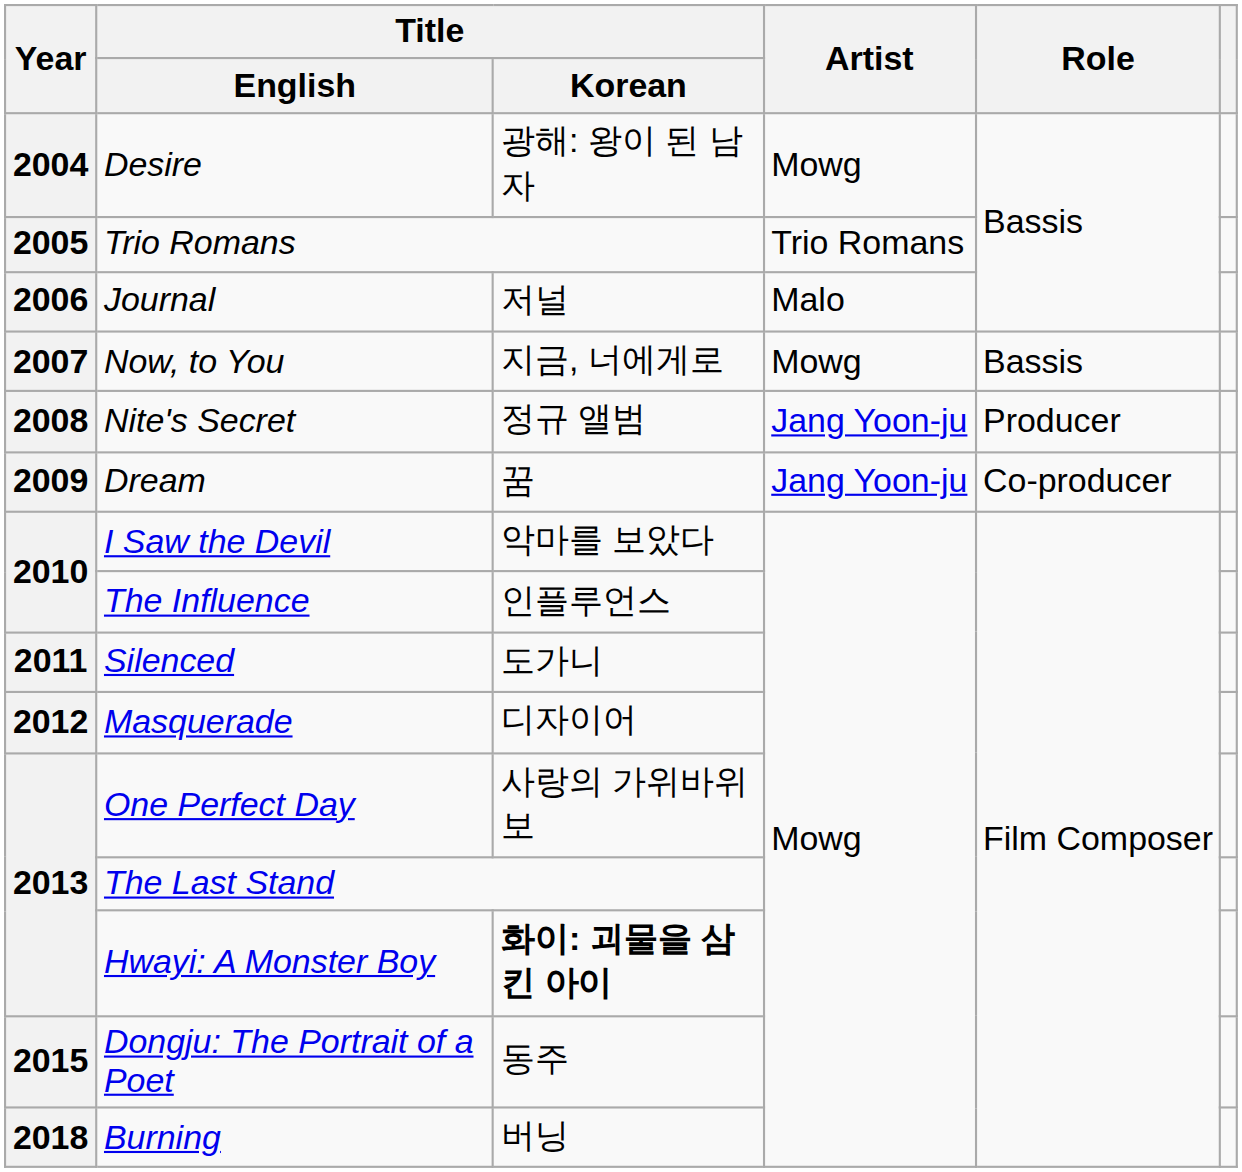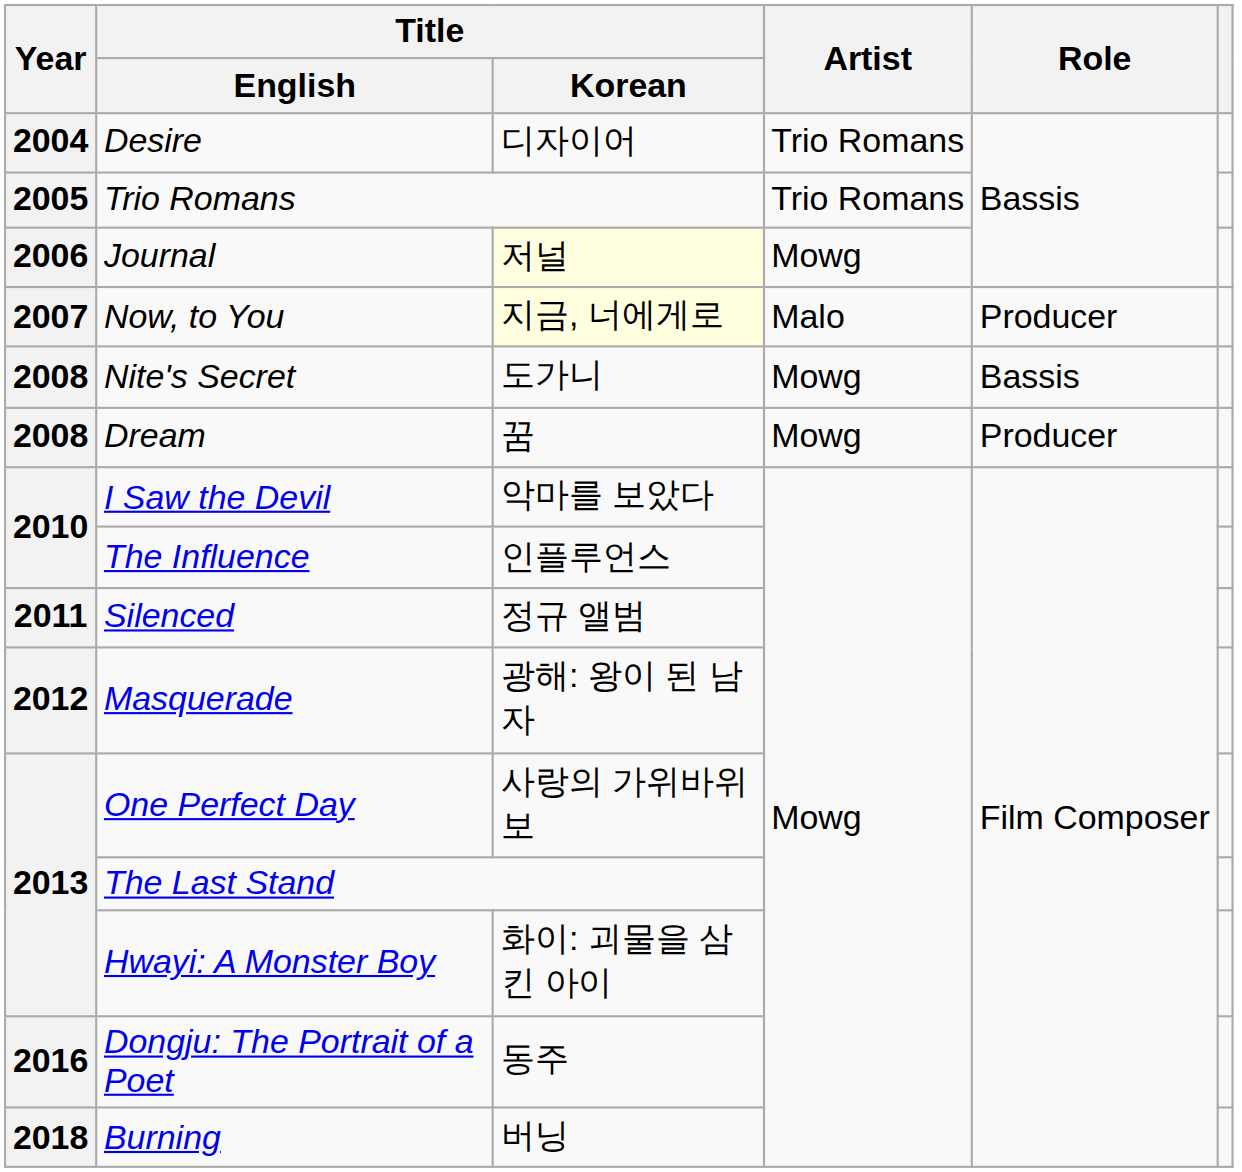(622, 163) 광해: 왕이 된 남자 -> (569, 141) 디자이어
(816, 164) Mowg -> (868, 142) Trio Romans
(535, 299) no background -> (535, 255) lightyellow background
(808, 300) Malo -> (816, 256) Mowg
(612, 359) no background -> (612, 315) lightyellow background
(816, 360) Mowg -> (808, 316) Malo
(1033, 360) Bassis -> (1049, 316) Producer
(574, 419) 정규 앨범 -> (552, 375) 도가니
(869, 420) Jang Yoon-ju -> (816, 376) Mowg
(1052, 420) Producer -> (1030, 376) Bassis
(51, 481) 2009 -> (51, 436) 2008
(869, 481) Jang Yoon-ju -> (816, 436) Mowg
(1077, 481) Co-producer -> (1049, 436) Producer
(552, 660) 도가니 -> (574, 615) 정규 앨범
(569, 720) 디자이어 -> (622, 698) 광해: 왕이 된 남자
(618, 961) bold -> (617, 961) normal
(51, 1060) 2015 -> (51, 1060) 2016
